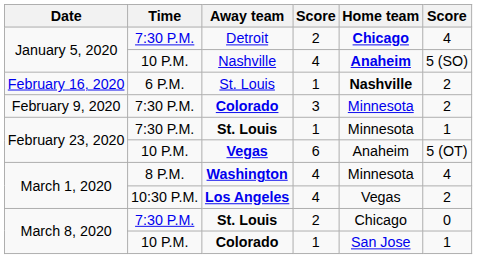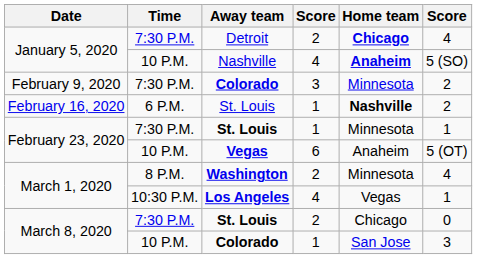rows swapped: (66, 106) <-> (66, 84)
(316, 174) 4 -> (316, 174) 2
(447, 197) 2 -> (447, 197) 1
(447, 242) 1 -> (447, 242) 3
